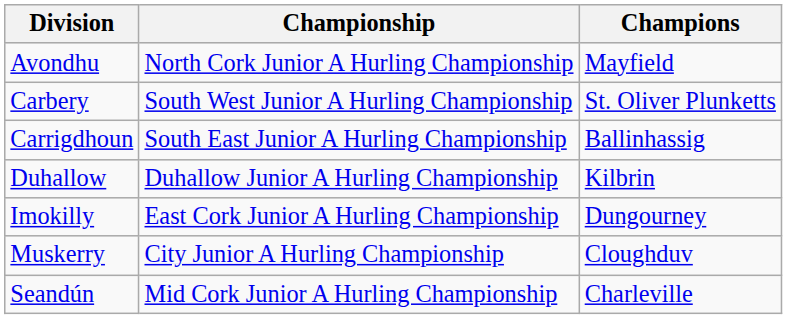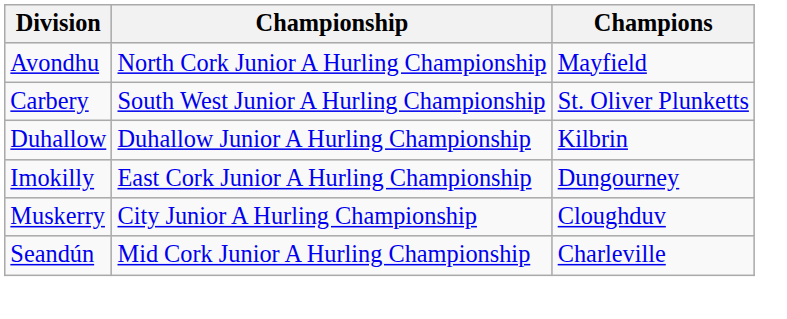- row: (72, 139)
